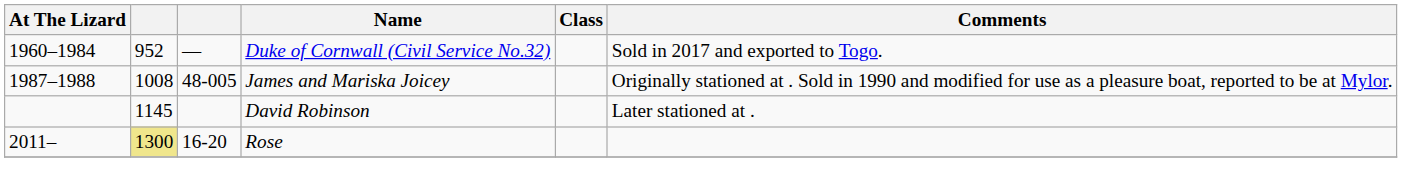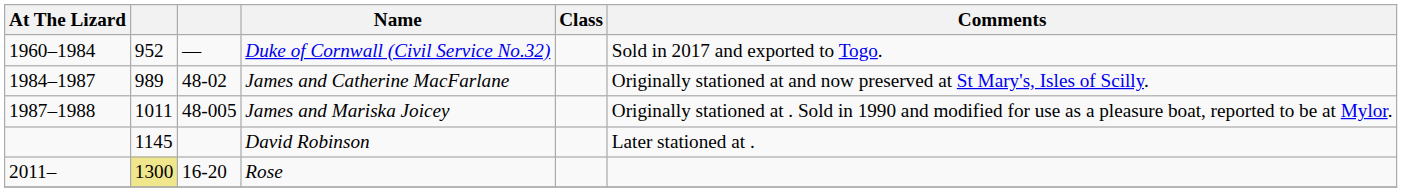+ row: (377, 80)
(154, 80) 1008 -> (154, 111) 1011
